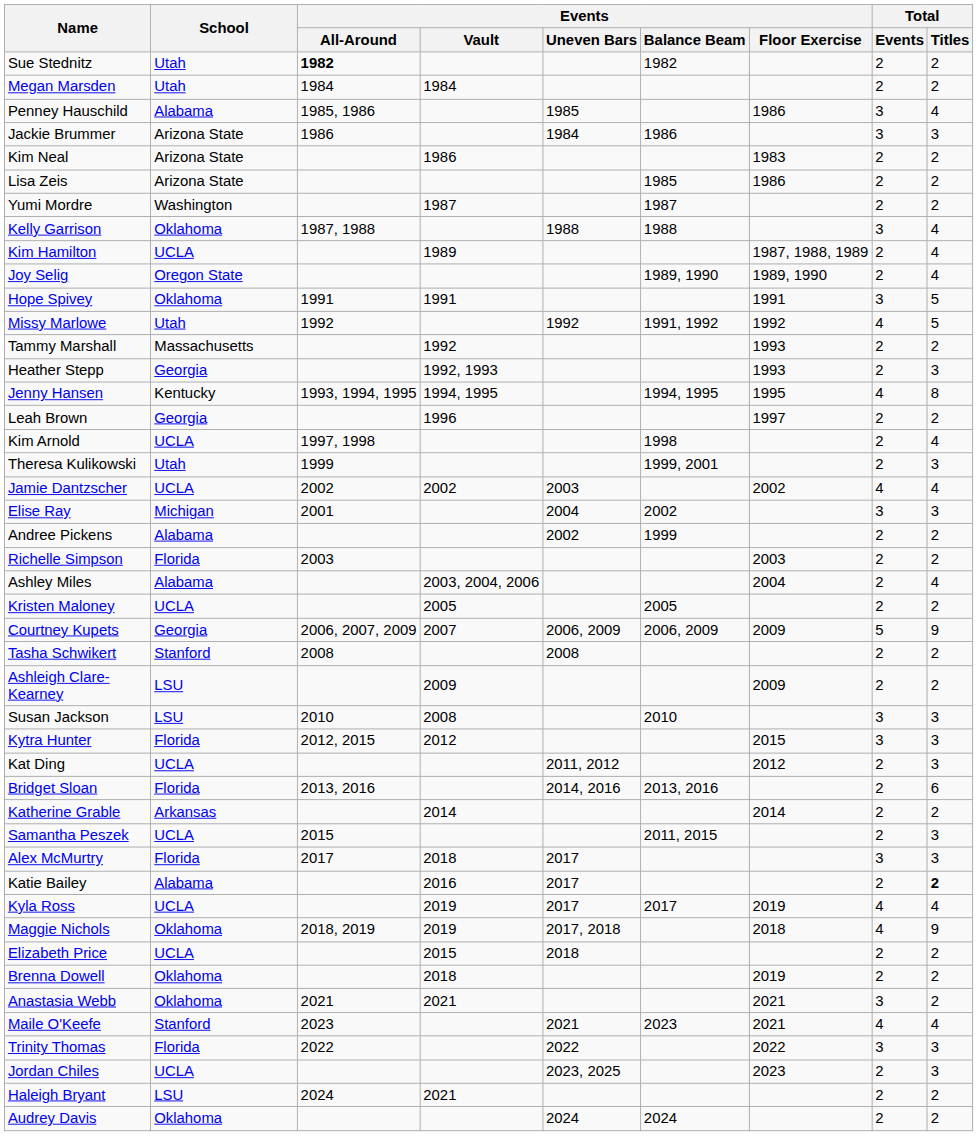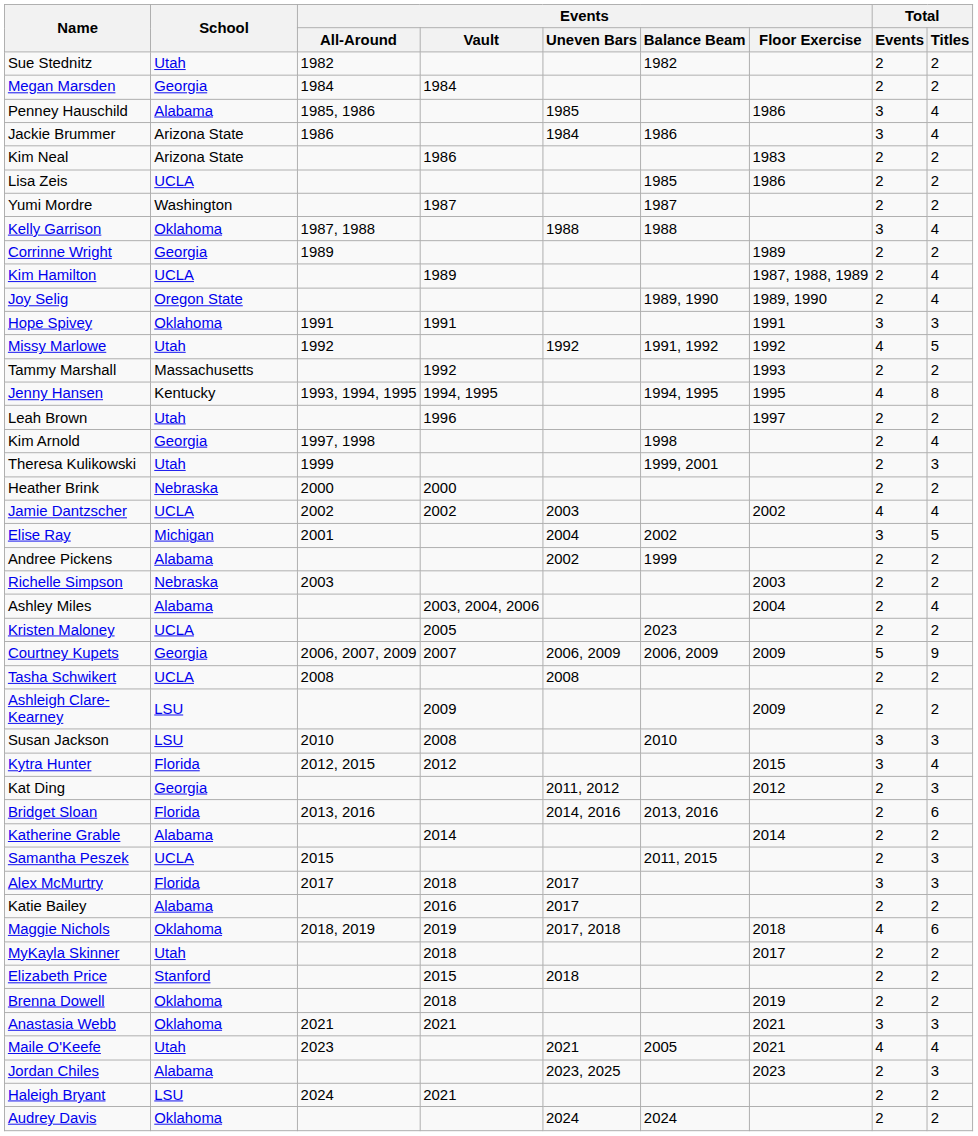(317, 63) bold -> (317, 63) normal
(170, 87) Utah -> (181, 87) Georgia
(935, 134) 3 -> (935, 134) 4
(199, 181) Arizona State -> (174, 181) UCLA
+ row: (60, 252)
(935, 299) 5 -> (935, 323) 3
- row: (56, 370)
(181, 417) Georgia -> (170, 417) Utah
(174, 441) UCLA -> (181, 441) Georgia
+ row: (53, 488)
(935, 511) 3 -> (935, 535) 5
(177, 559) Florida -> (186, 582) Nebraska
(660, 606) 2005 -> (660, 629) 2023
(182, 653) Stanford -> (174, 677) UCLA
(935, 741) 3 -> (935, 764) 4
(174, 764) UCLA -> (181, 788) Georgia
(185, 811) Arkansas -> (184, 835) Alabama
(935, 882) bold -> (935, 906) normal
- row: (41, 906)
(935, 929) 9 -> (935, 929) 6
+ row: (64, 953)
(174, 953) UCLA -> (182, 976) Stanford
(935, 1000) 2 -> (935, 1024) 3
(182, 1024) Stanford -> (170, 1047) Utah
(660, 1024) 2023 -> (660, 1047) 2005
- row: (57, 1047)
(174, 1071) UCLA -> (184, 1071) Alabama
